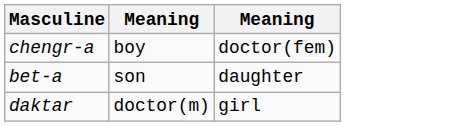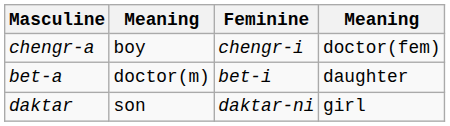+ column: (266, 19)
(130, 77) son -> (162, 77) doctor(m)
(162, 106) doctor(m) -> (130, 106) son
